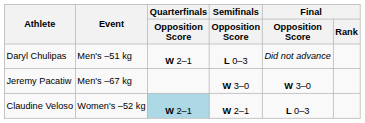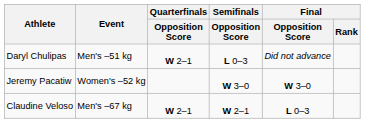(105, 81) Men's –67 kg -> (111, 81) Women's –52 kg
(111, 106) Women's –52 kg -> (105, 106) Men's –67 kg
(178, 111) lightblue background -> (178, 111) no background
